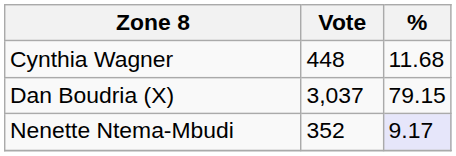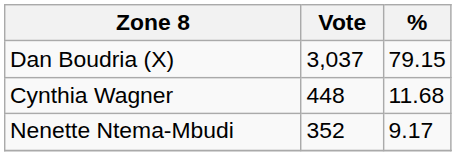rows swapped: (92, 95) <-> (92, 58)
(411, 131) lavender background -> (411, 131) no background
